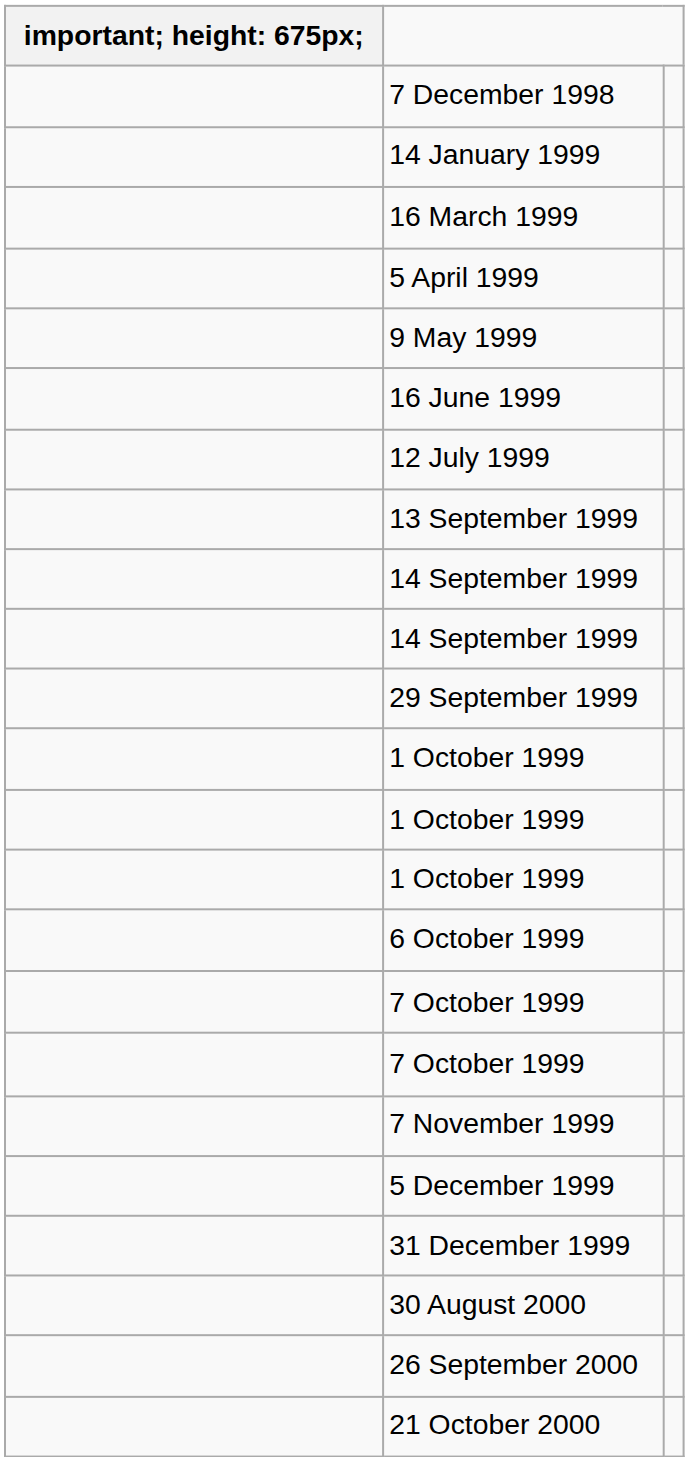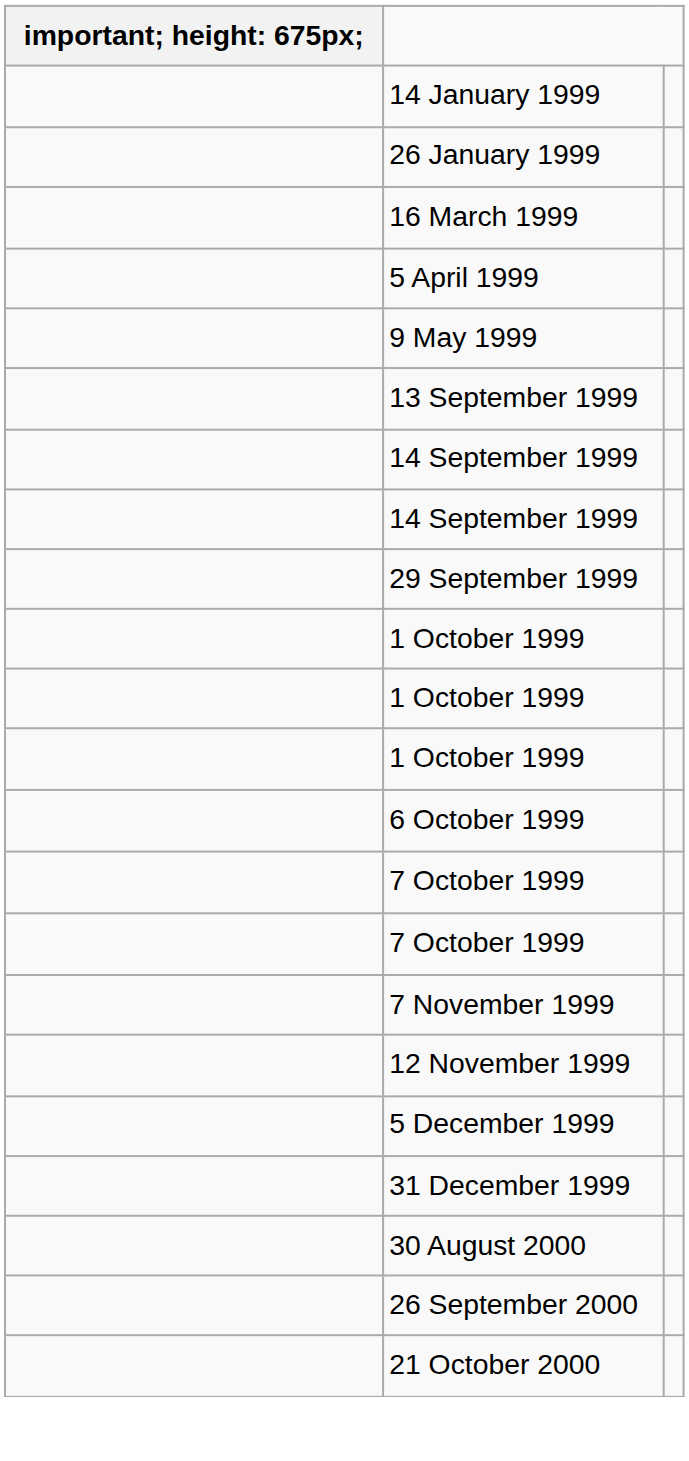- row: (194, 96)
+ row: (194, 157)
- row: (194, 399)
- row: (194, 459)
+ row: (194, 1066)
